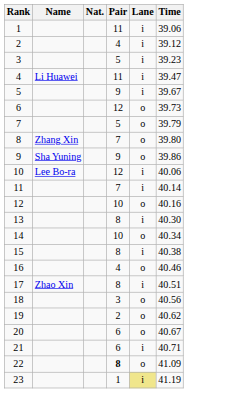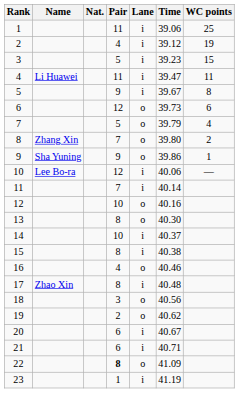+ column: (209, 12)
(143, 220) i -> (143, 220) o
(143, 236) o -> (143, 236) i
(170, 236) 40.34 -> (170, 236) 40.37
(170, 284) 40.51 -> (170, 284) 40.48
(143, 332) o -> (143, 332) i
(143, 380) khaki background -> (143, 380) no background
